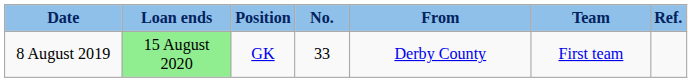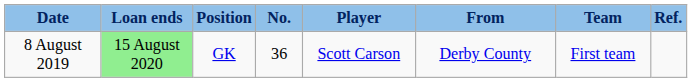+ column: (359, 18)
(322, 54) 33 -> (279, 54) 36
